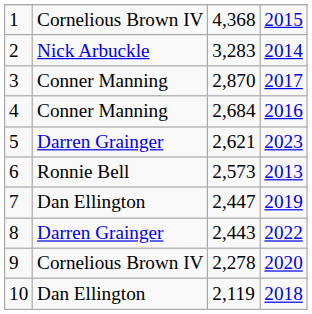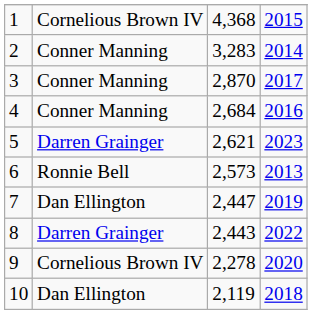(93, 50) Nick Arbuckle -> (102, 50) Conner Manning
